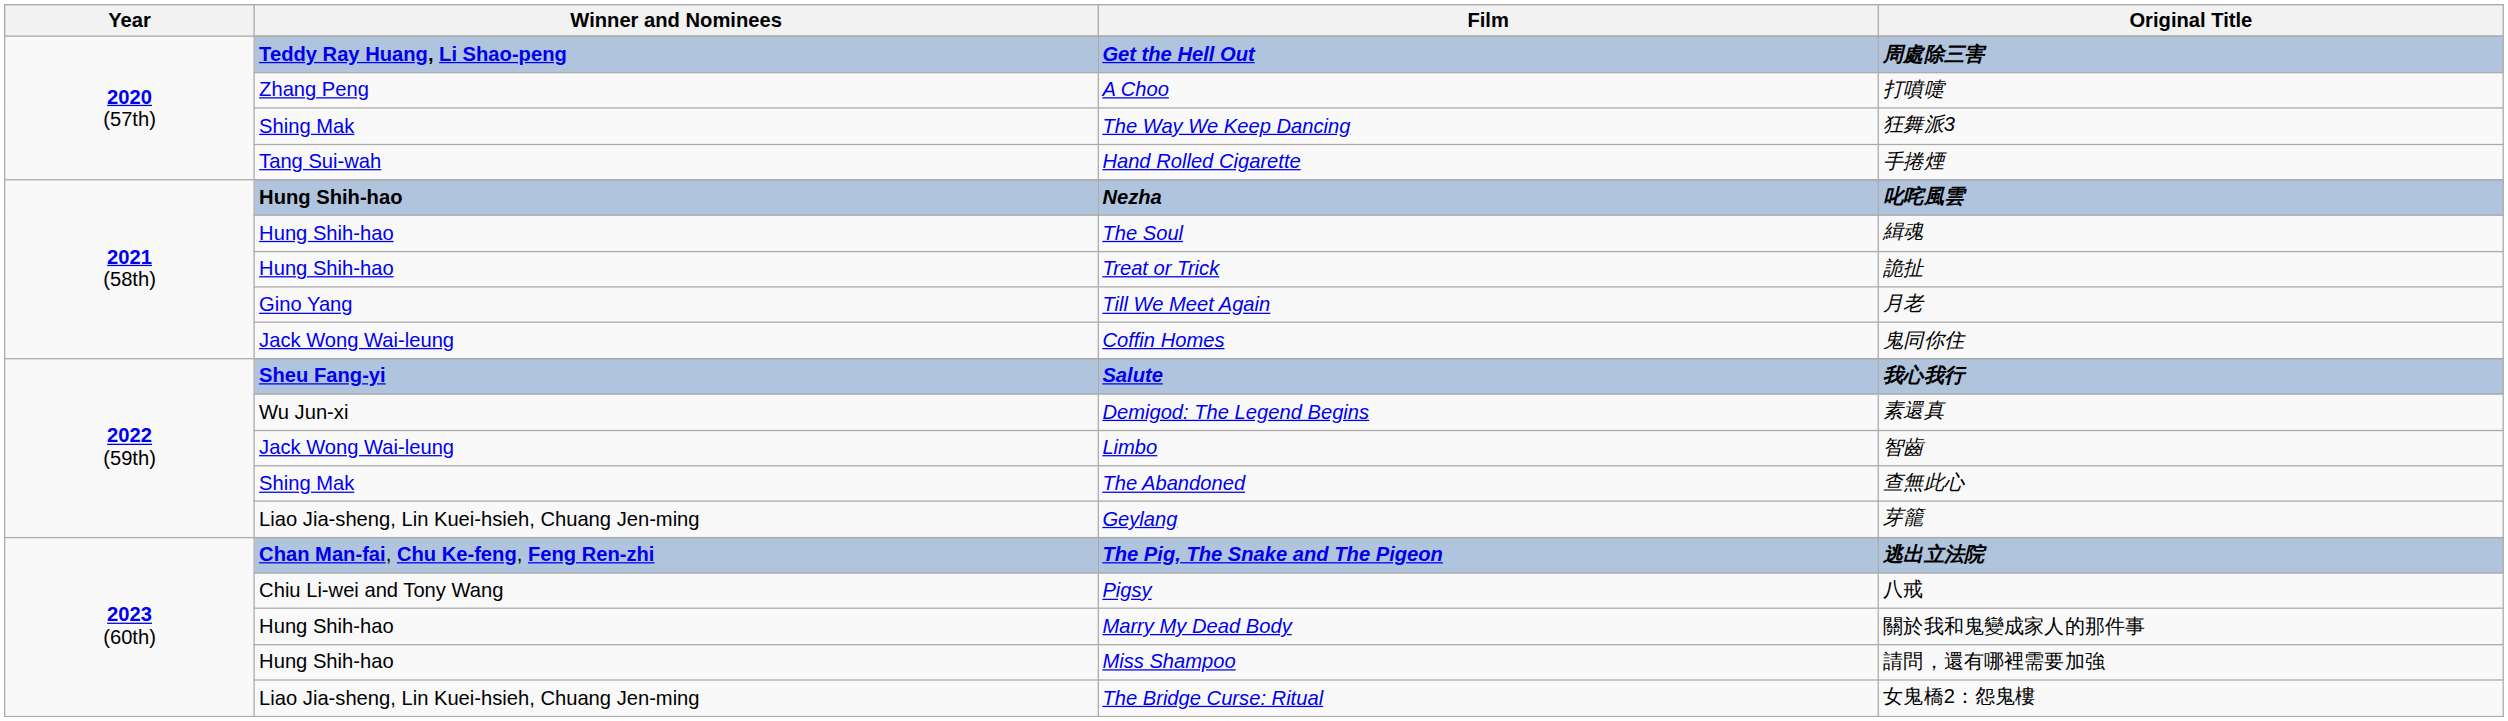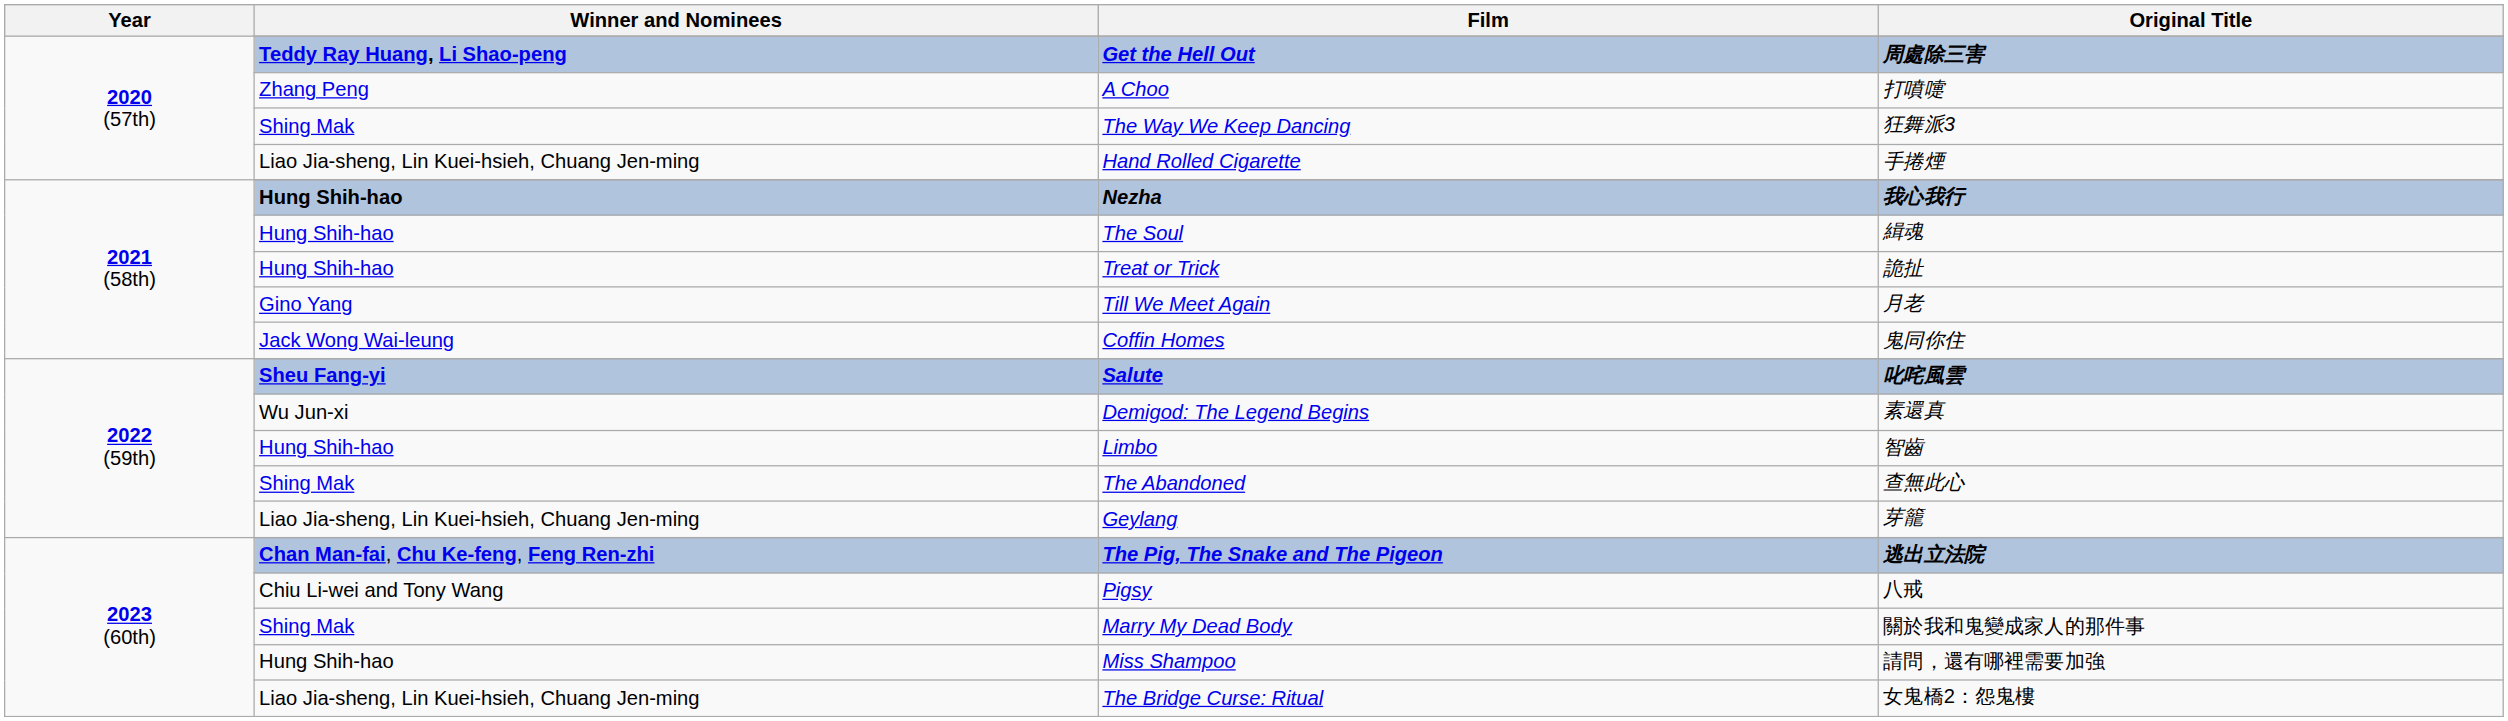(320, 161) Tang Sui-wah -> (479, 161) Liao Jia-sheng, Lin Kuei-hsieh, Chuang Jen-ming
(1924, 196) 叱咤風雲 -> (1924, 196) 我心我行
(1924, 375) 我心我行 -> (1924, 375) 叱咤風雲
(357, 447) Jack Wong Wai-leung -> (326, 447) Hung Shih-hao
(326, 626) Hung Shih-hao -> (307, 626) Shing Mak
